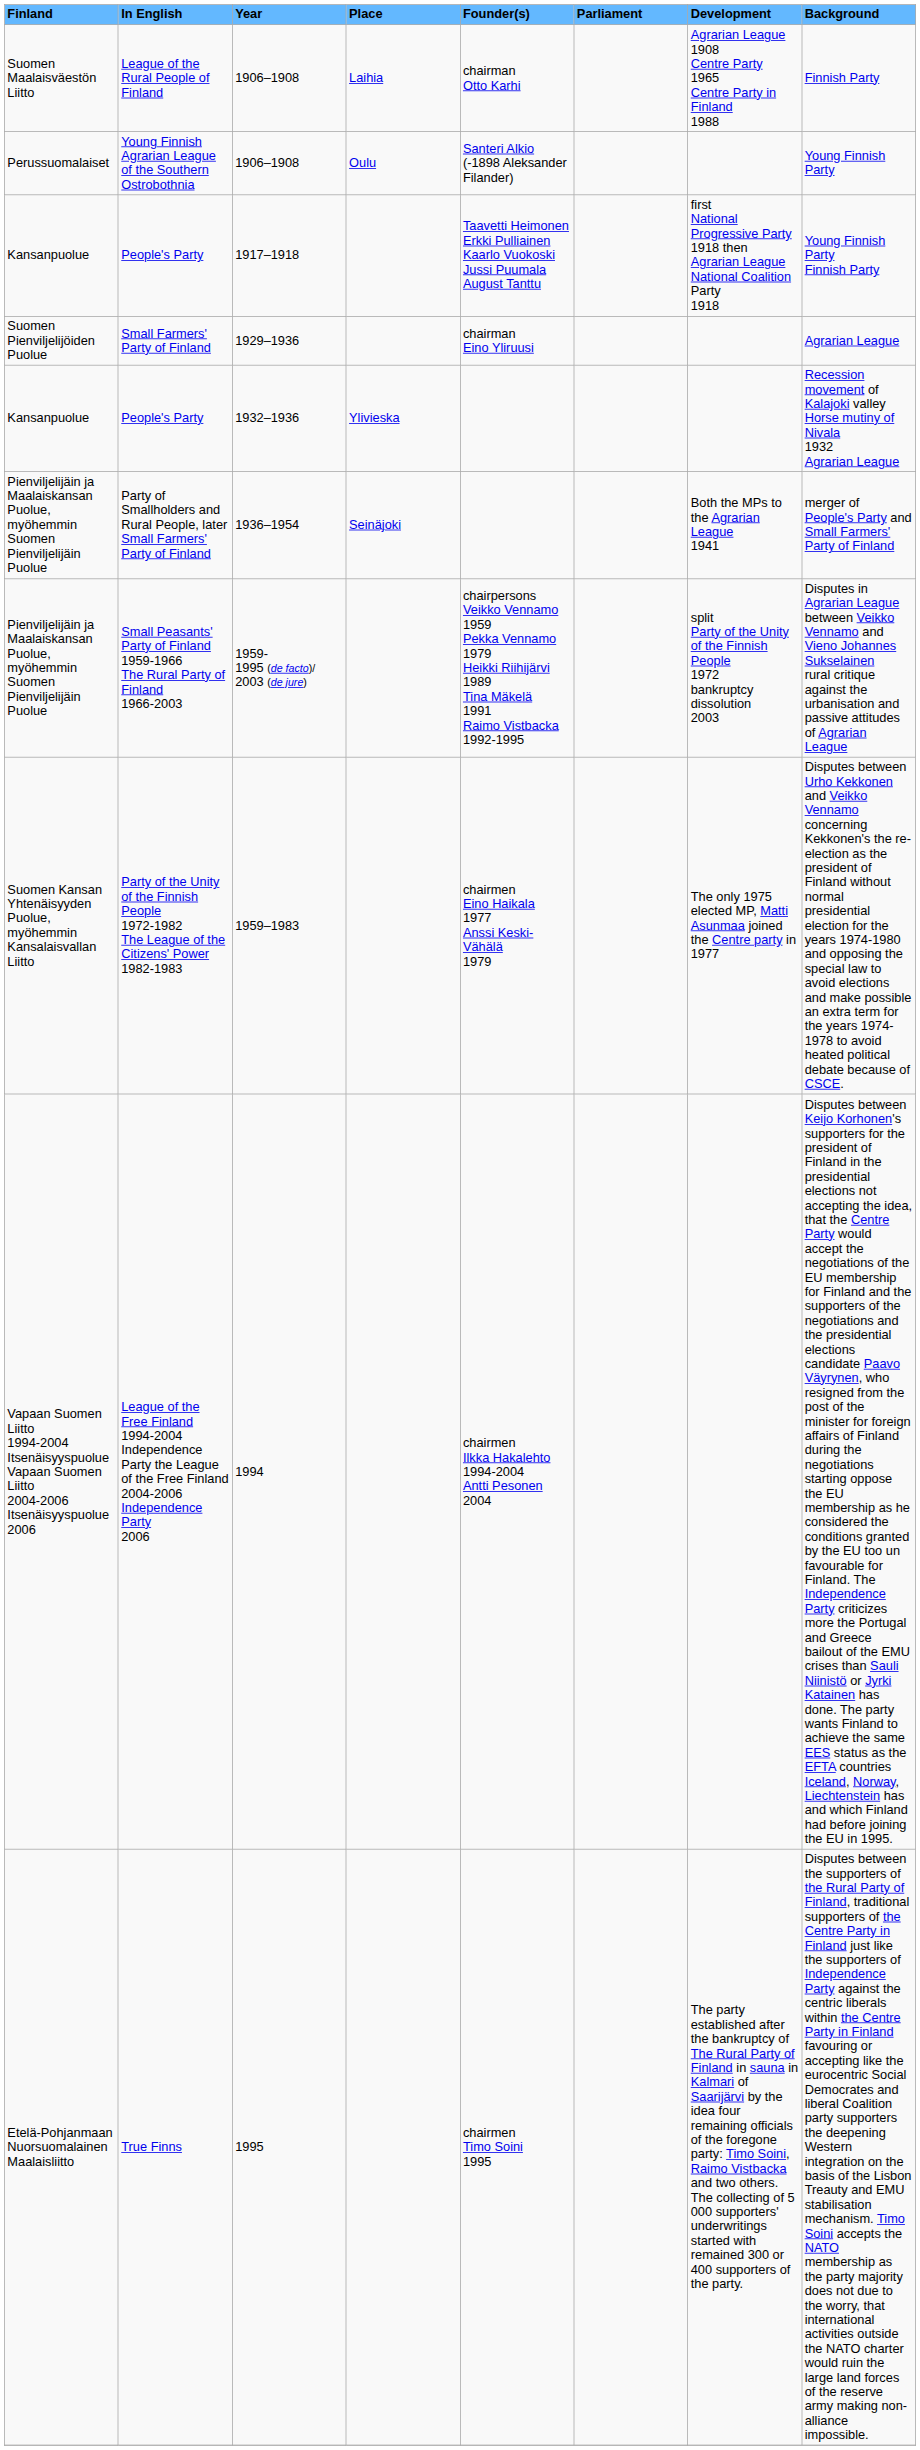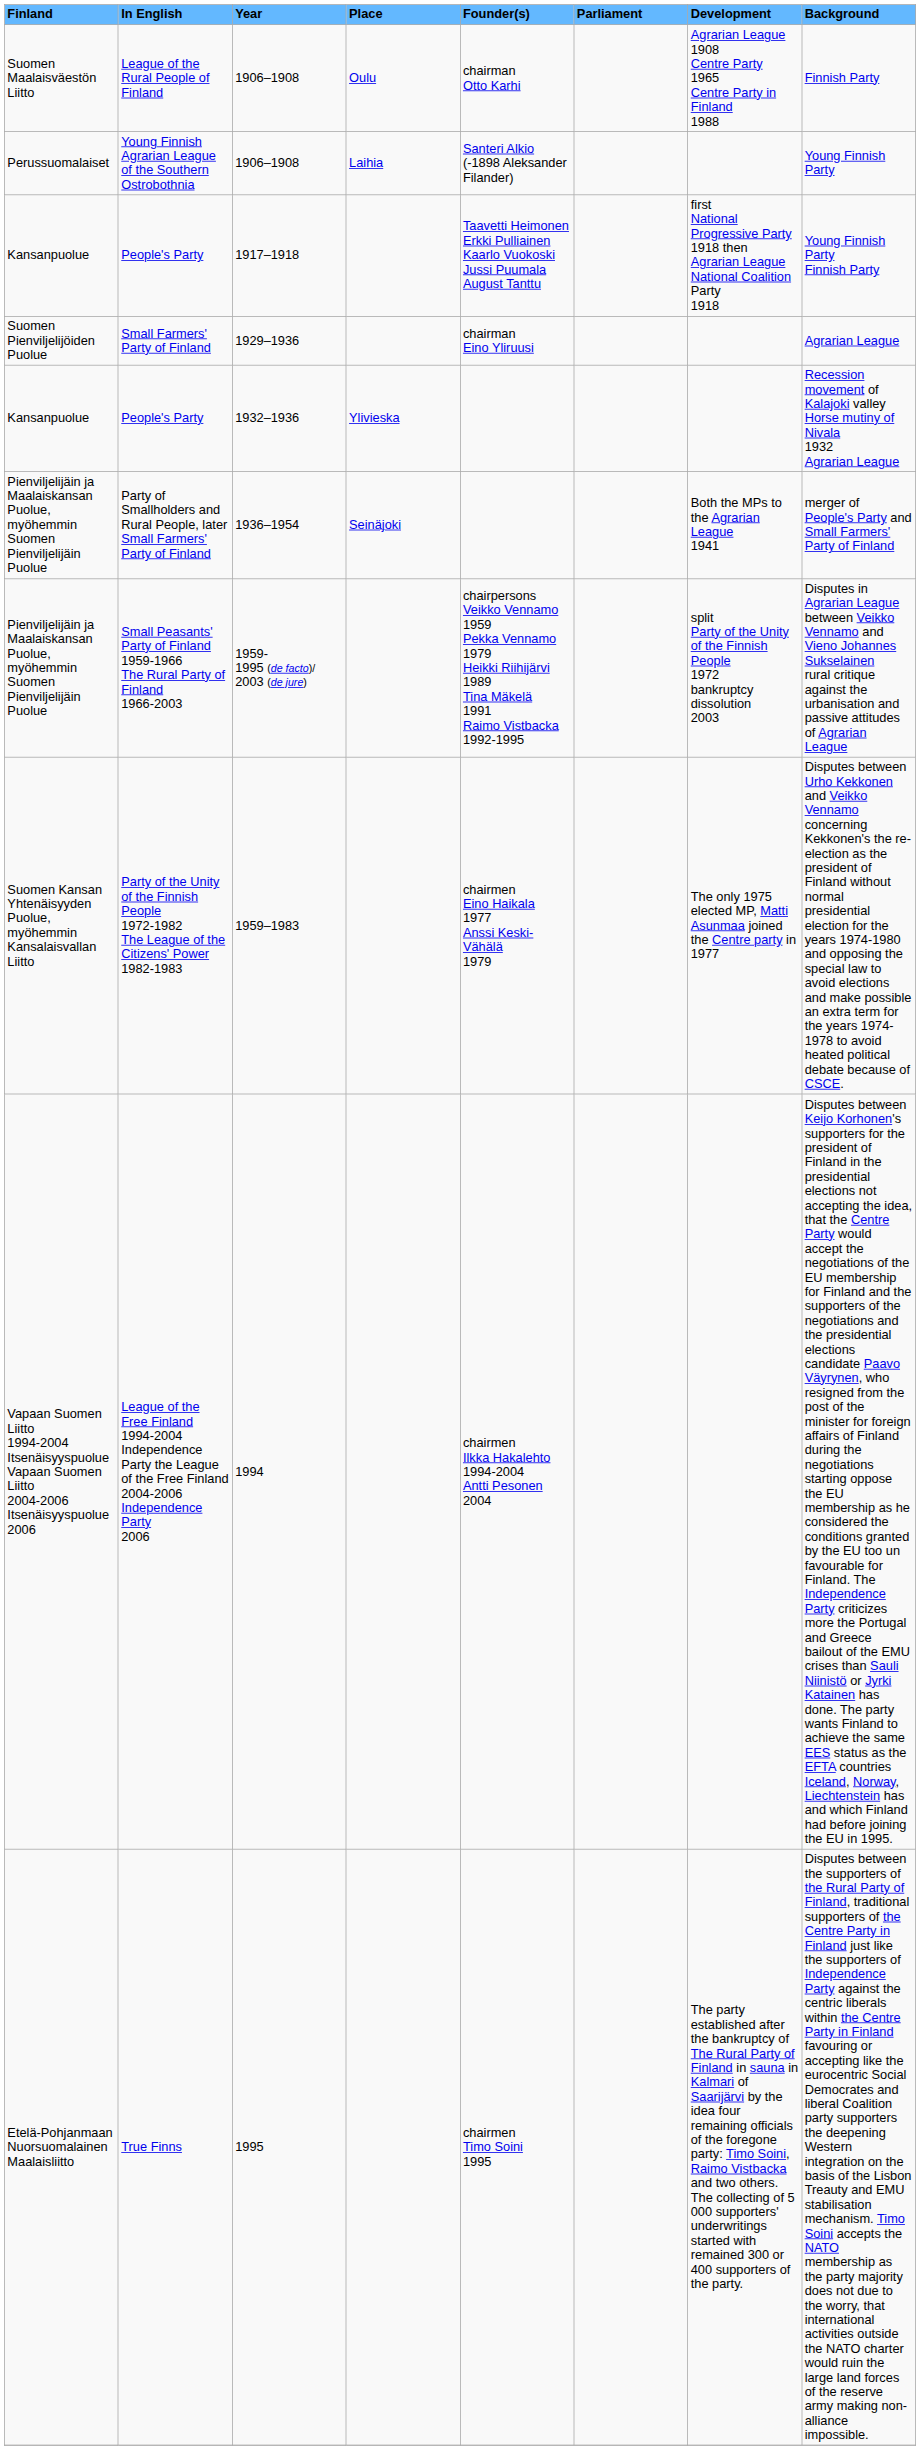(366, 78) Laihia -> (363, 78) Oulu
(363, 163) Oulu -> (366, 163) Laihia
